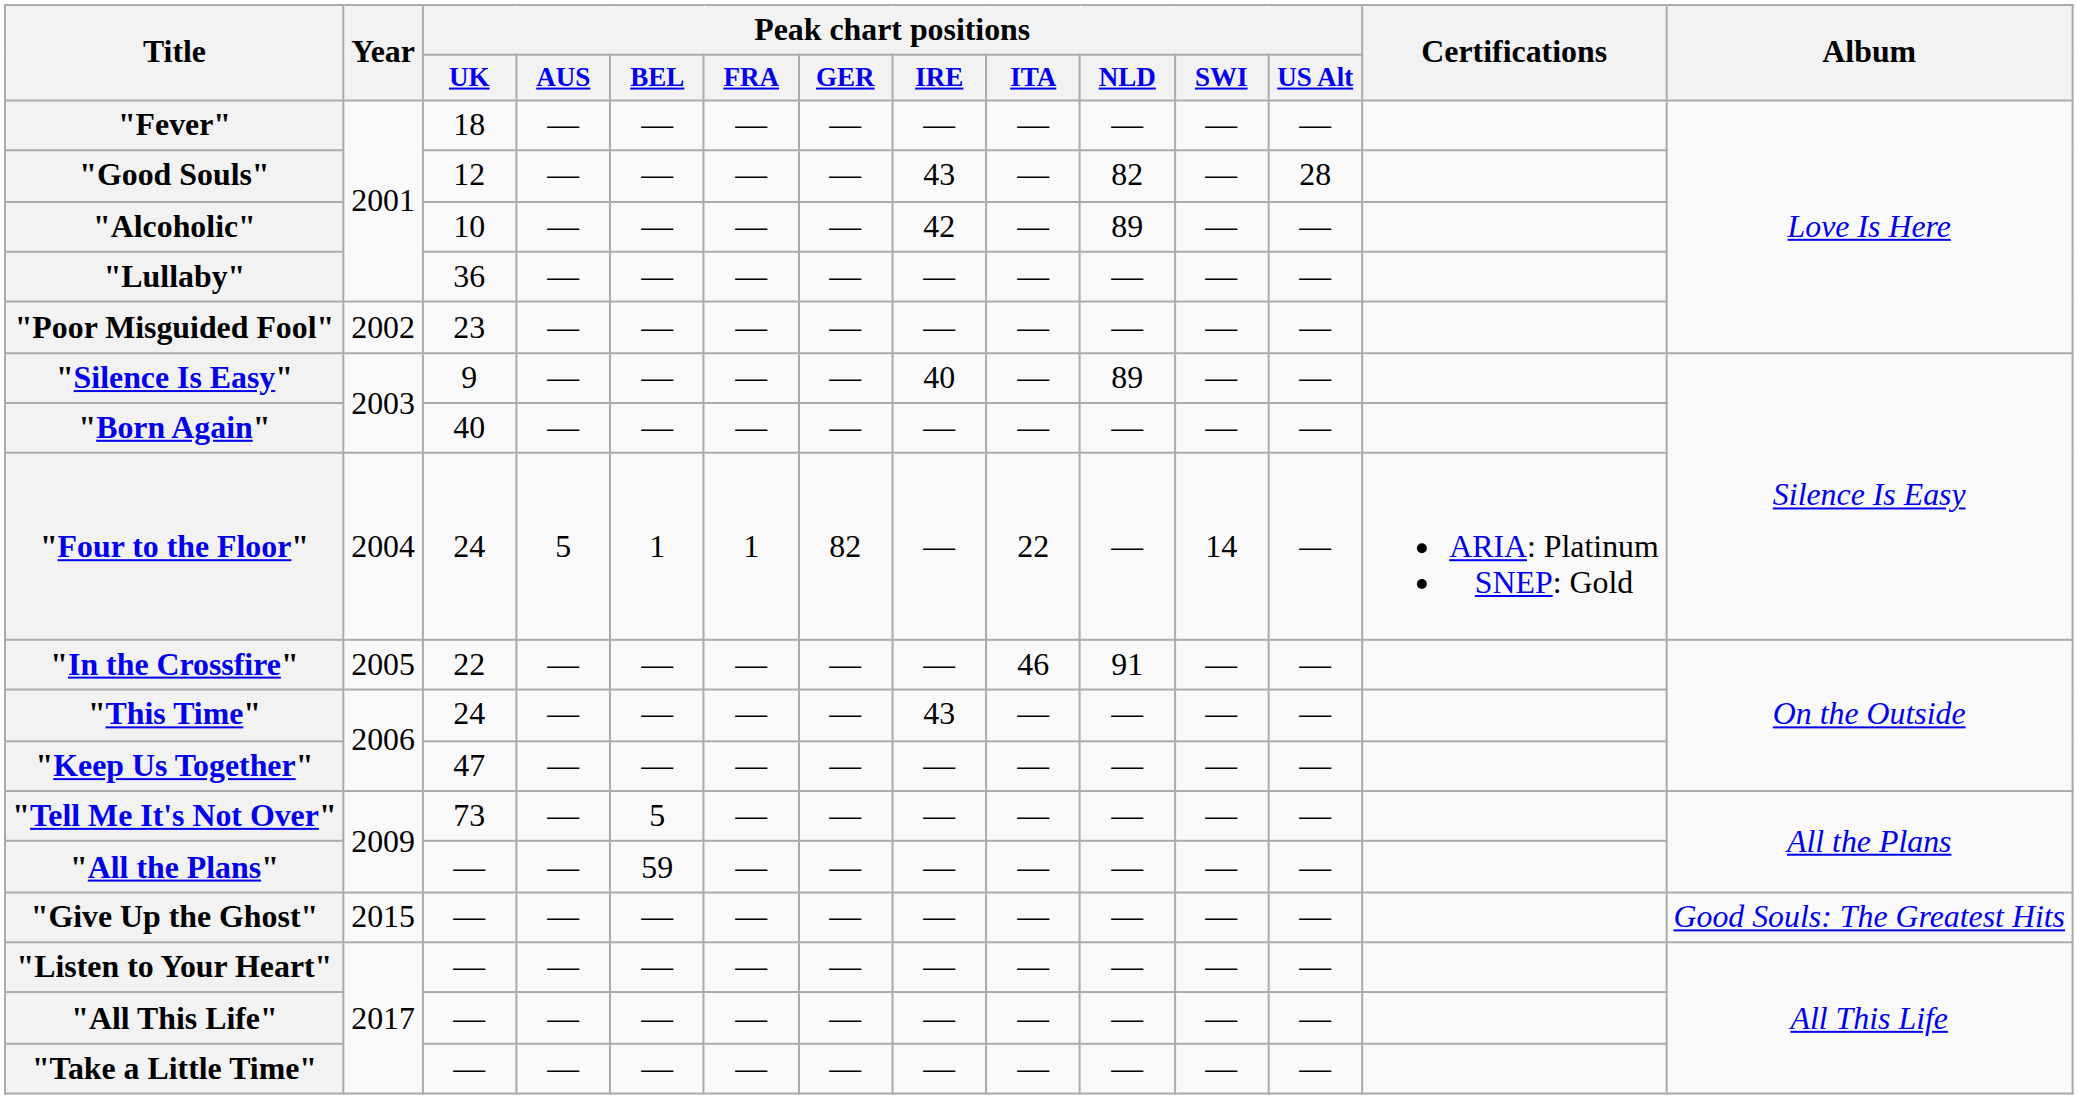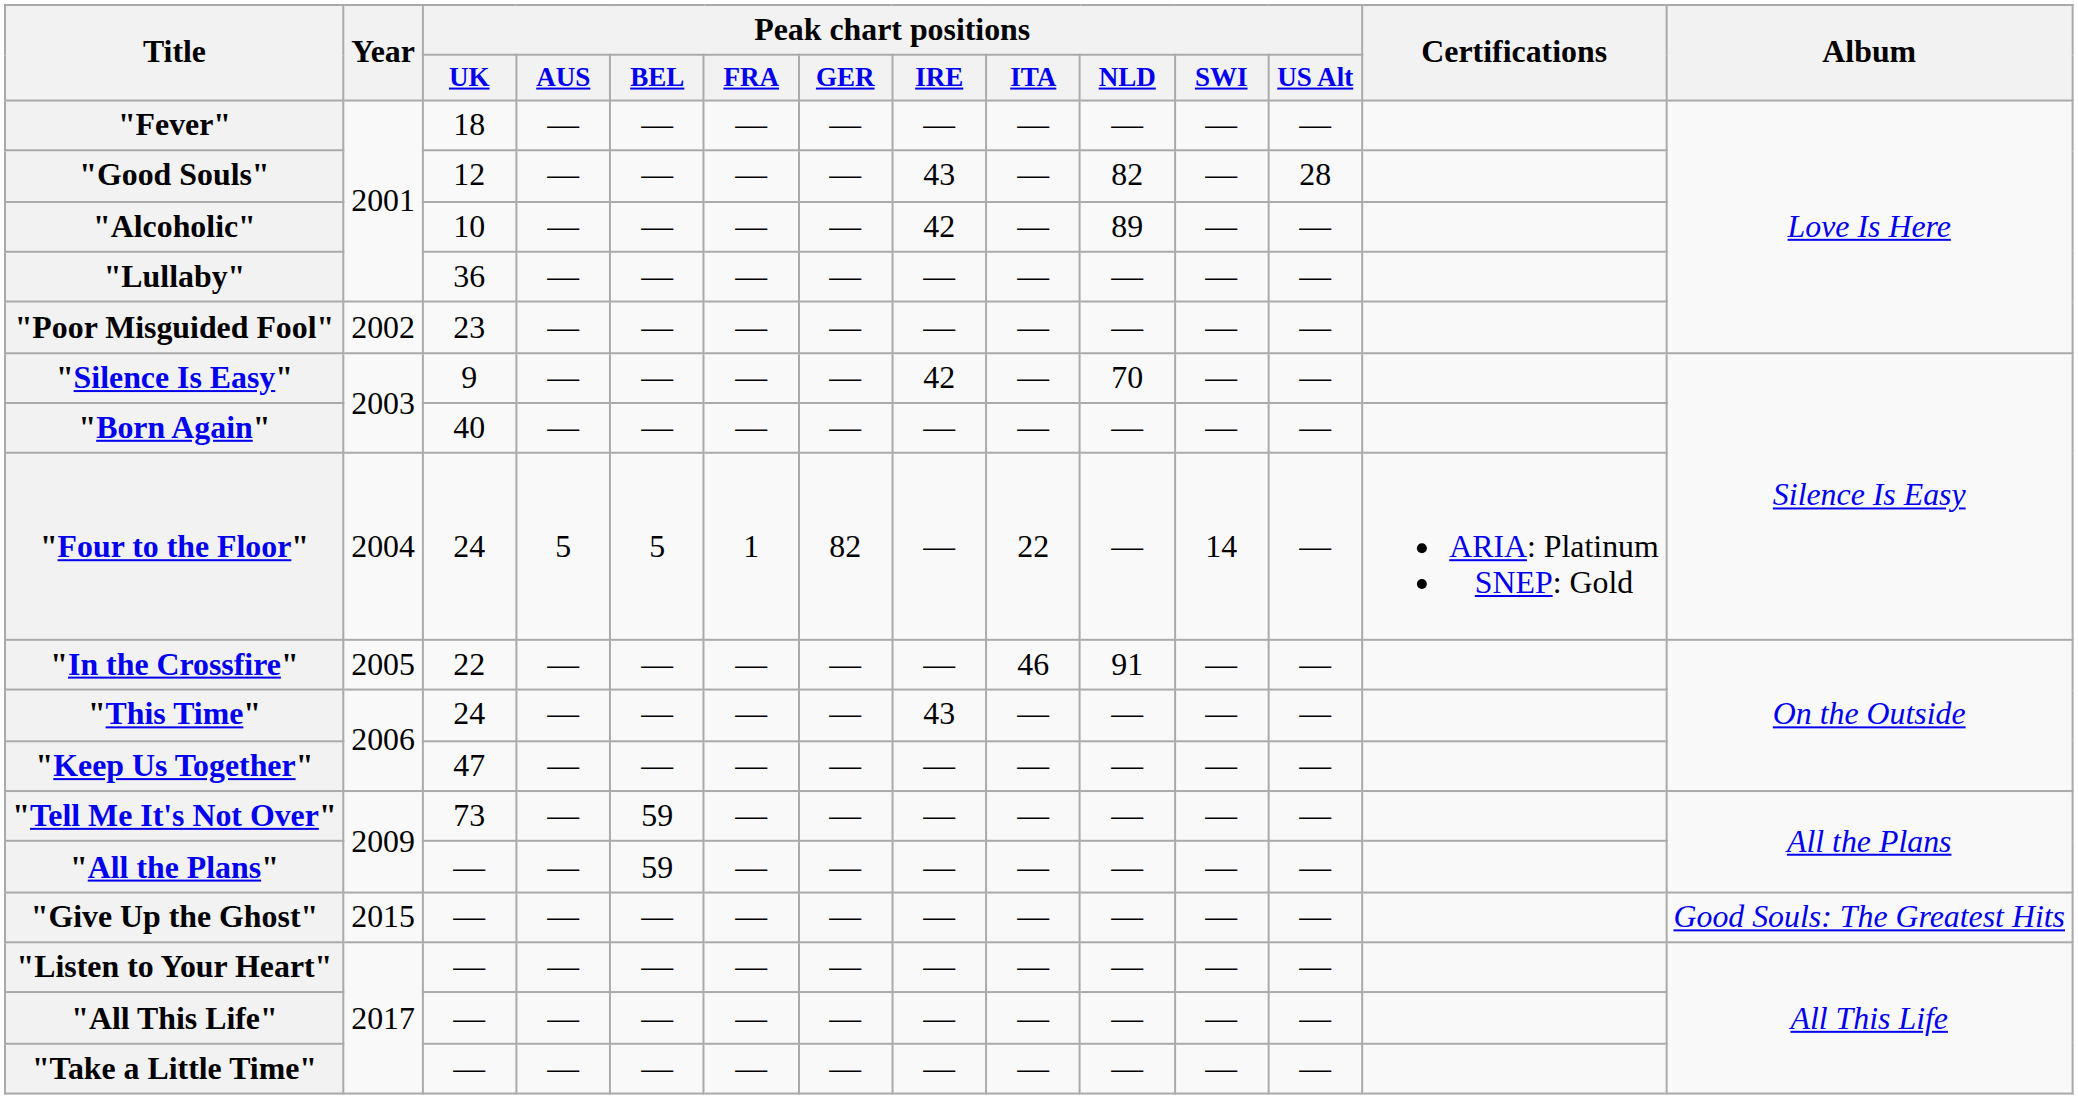(939, 377) 40 -> (939, 377) 42
(1127, 377) 89 -> (1127, 377) 70
(657, 546) 1 -> (657, 546) 5
(657, 815) 5 -> (657, 815) 59
